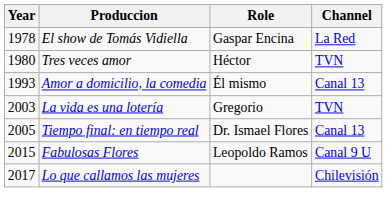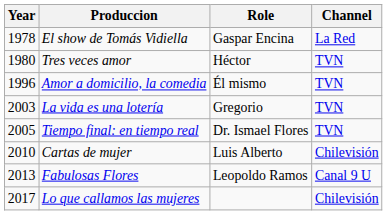(22, 84) 1993 -> (22, 84) 1996
(340, 84) Canal 13 -> (329, 84) TVN
(340, 130) Canal 13 -> (329, 130) TVN
+ row: (87, 153)
(22, 153) 2015 -> (22, 175) 2013
